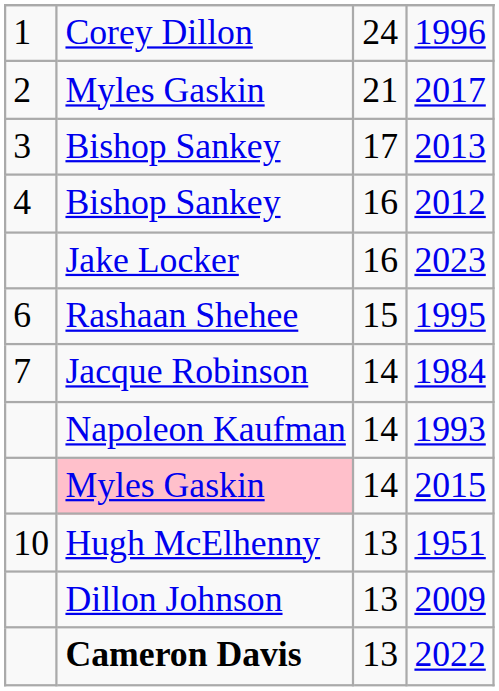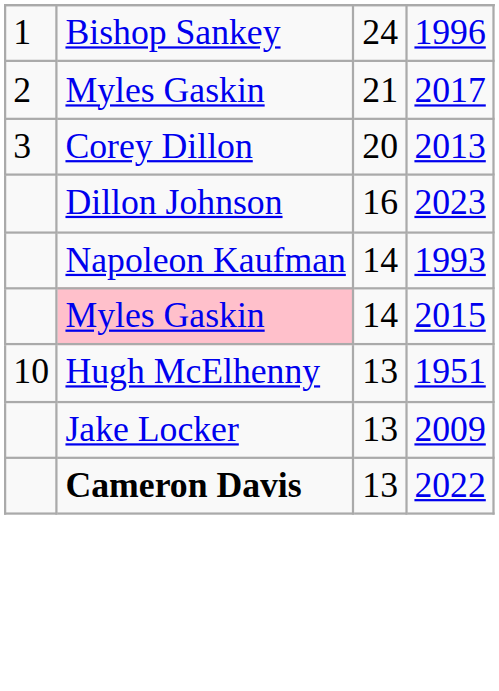(159, 32) Corey Dillon -> (173, 32) Bishop Sankey
(173, 145) Bishop Sankey -> (159, 145) Corey Dillon
(380, 145) 17 -> (380, 145) 20
- row: (450, 202)
(152, 259) Jake Locker -> (174, 202) Dillon Johnson
- row: (450, 315)
- row: (450, 372)
(174, 598) Dillon Johnson -> (152, 428) Jake Locker
